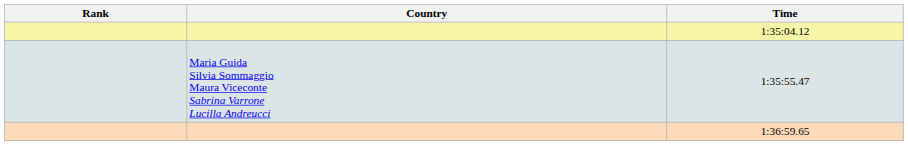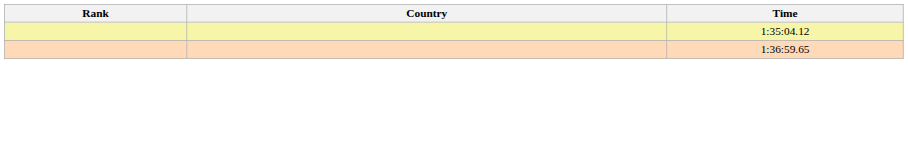- row: (785, 81)
